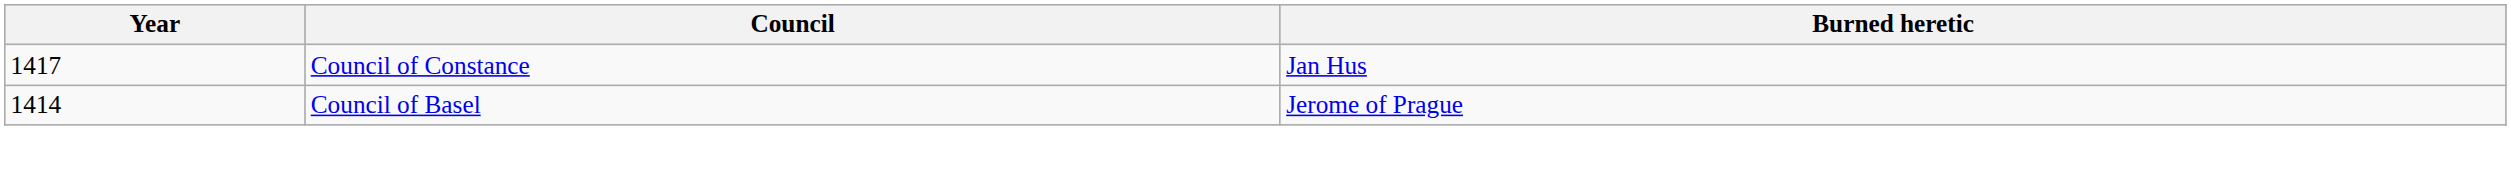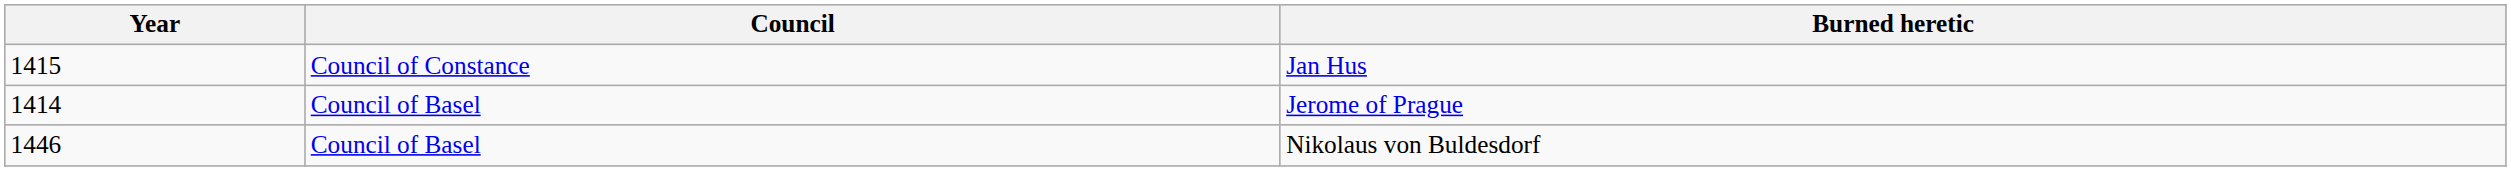(36, 64) 1417 -> (36, 64) 1415
+ row: (1413, 144)
